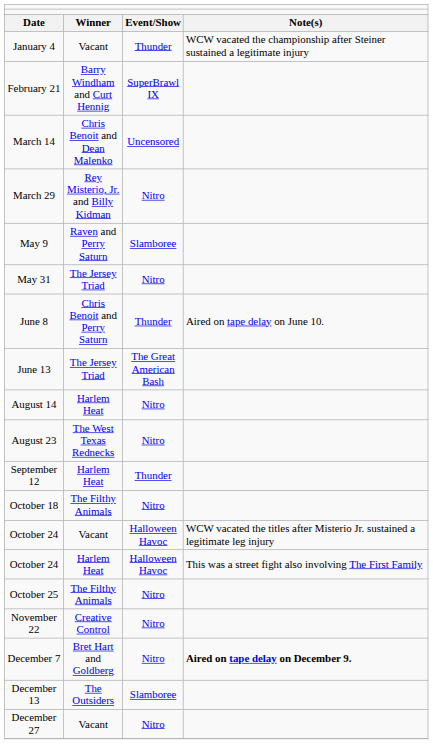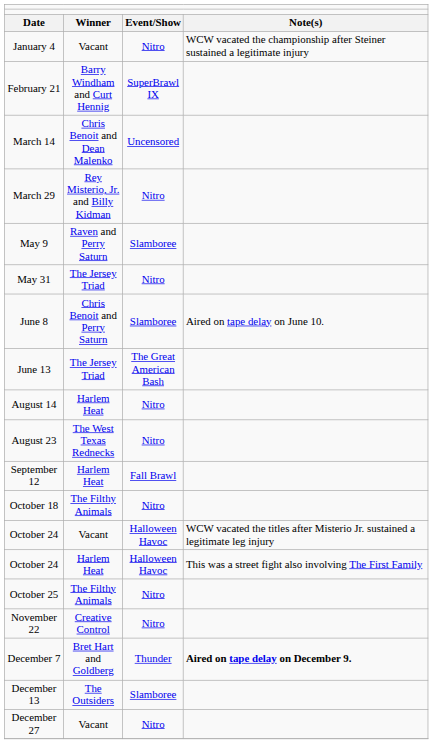(153, 46) Thunder -> (153, 46) Nitro
(153, 321) Thunder -> (153, 321) Slamboree
(153, 476) Thunder -> (153, 476) Fall Brawl
(153, 659) Nitro -> (153, 659) Thunder
